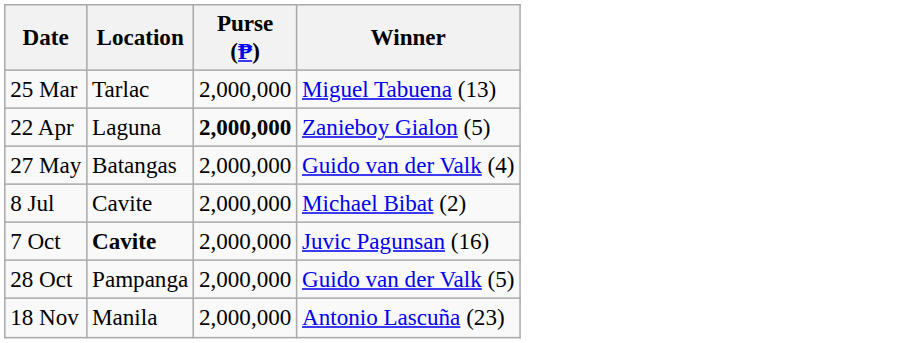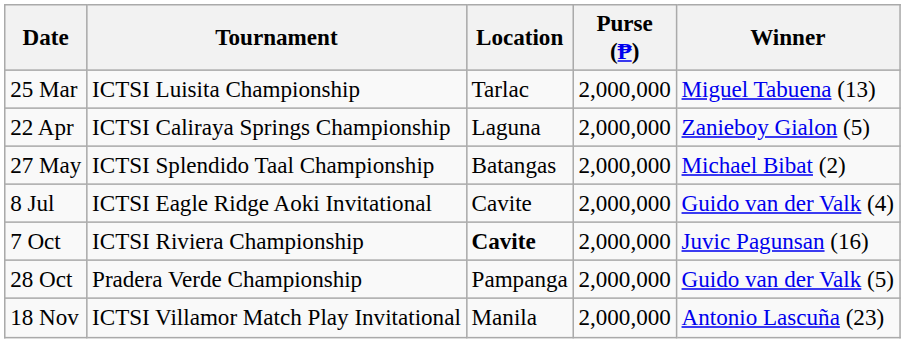+ column: (276, 37)
(245, 127) bold -> (625, 127) normal
(408, 165) Guido van der Valk (4) -> (764, 165) Michael Bibat (2)
(384, 203) Michael Bibat (2) -> (788, 203) Guido van der Valk (4)
